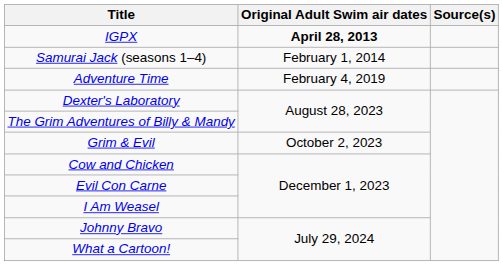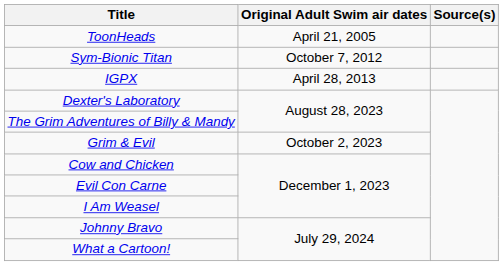+ row: (121, 36)
+ row: (121, 57)
(334, 36) bold -> (334, 79) normal
- row: (121, 57)
- row: (121, 79)
